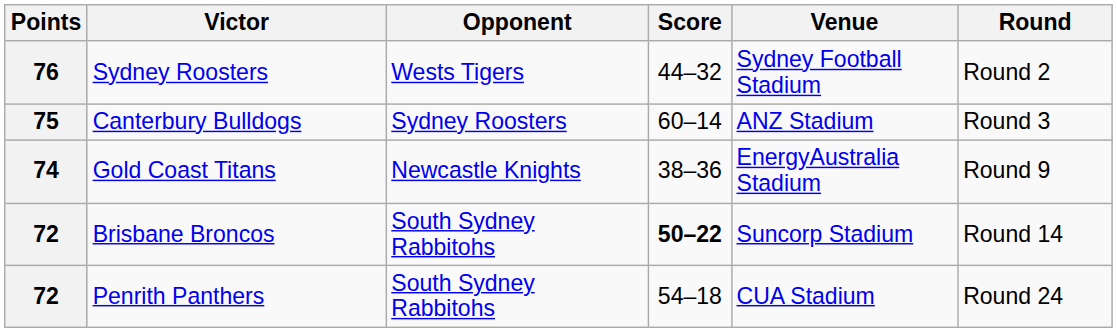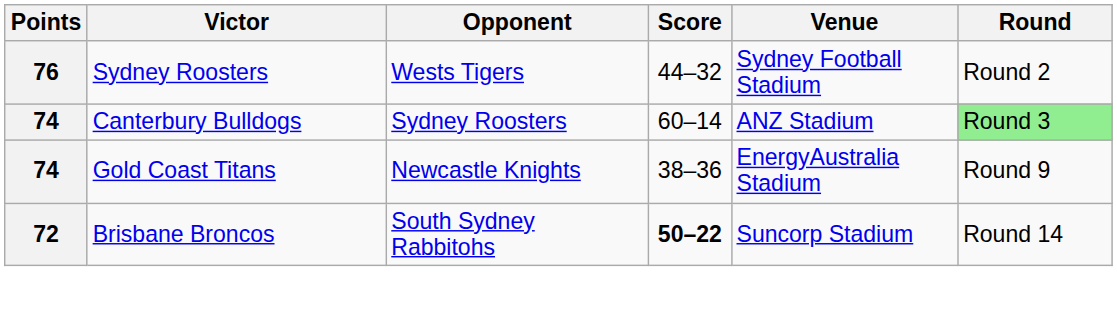(46, 121) 75 -> (46, 121) 74
(1007, 121) no background -> (1007, 121) lightgreen background
- row: (178, 296)
